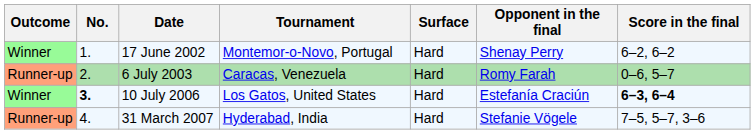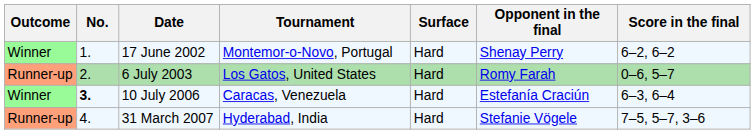(284, 74) Caracas, Venezuela -> (299, 74) Los Gatos, United States
(299, 96) Los Gatos, United States -> (284, 96) Caracas, Venezuela
(648, 96) bold -> (648, 96) normal
